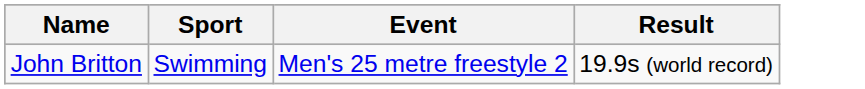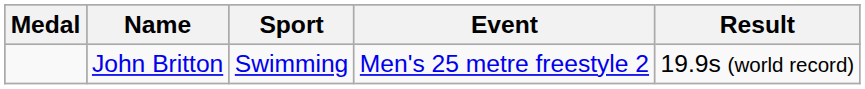+ column: (46, 25)
